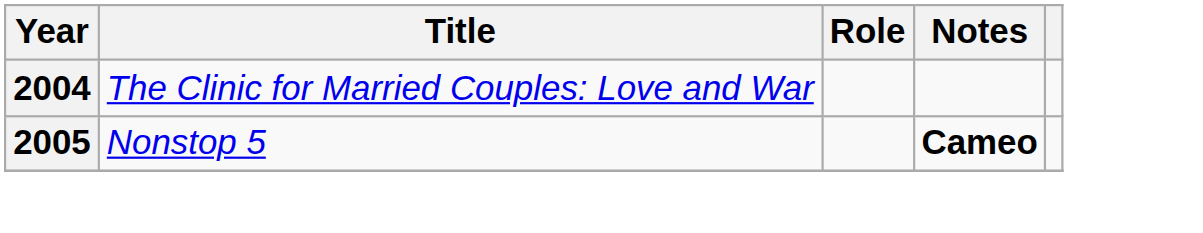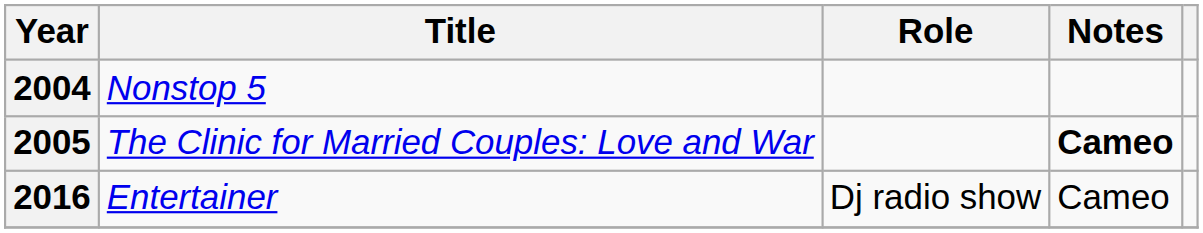(460, 87) The Clinic for Married Couples: Love and War -> (186, 87) Nonstop 5
(186, 142) Nonstop 5 -> (460, 142) The Clinic for Married Couples: Love and War
+ row: (52, 198)
